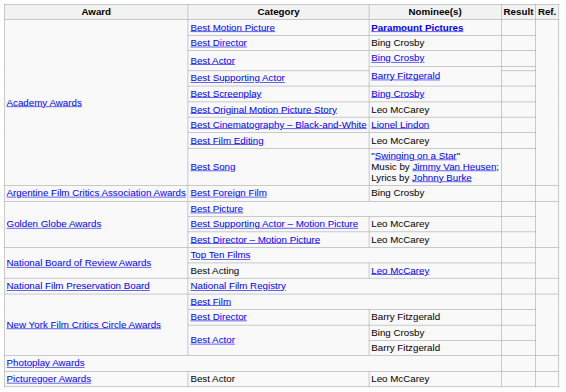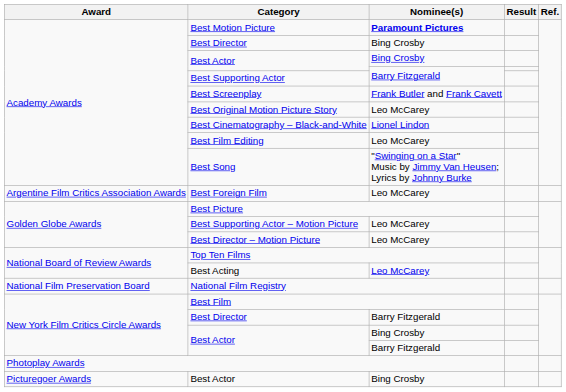(398, 94) Bing Crosby -> (437, 94) Frank Butler and Frank Cavett
(398, 193) Bing Crosby -> (400, 193) Leo McCarey
(400, 379) Leo McCarey -> (398, 379) Bing Crosby
